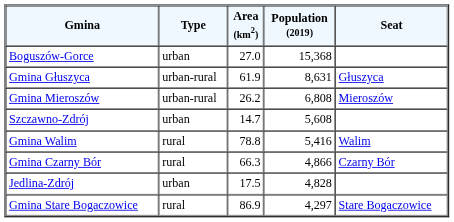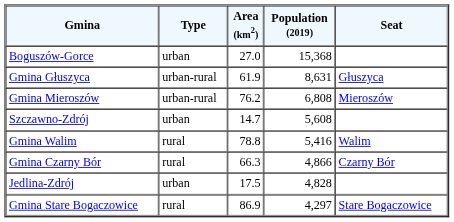(250, 98) 26.2 -> (250, 98) 76.2
